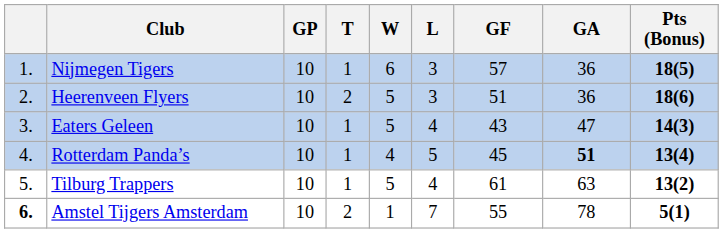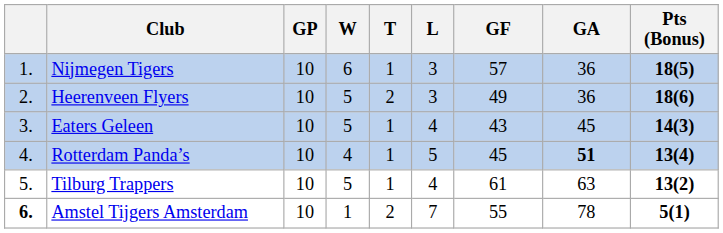columns swapped: (390, 29) <-> (347, 29)
(498, 97) 51 -> (498, 97) 49
(586, 126) 47 -> (586, 126) 45
